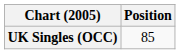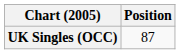(148, 37) 85 -> (148, 37) 87
